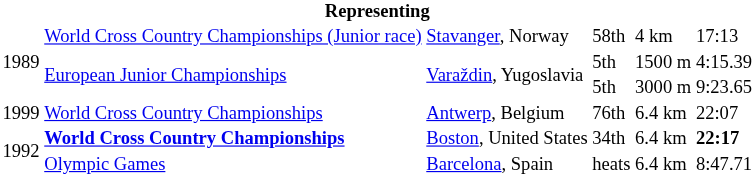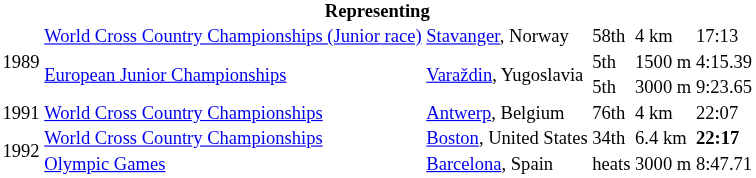(21, 112) 1999 -> (21, 112) 1991
(661, 112) 6.4 km -> (654, 112) 4 km
(194, 138) bold -> (183, 138) normal
(661, 163) 6.4 km -> (663, 163) 3000 m
